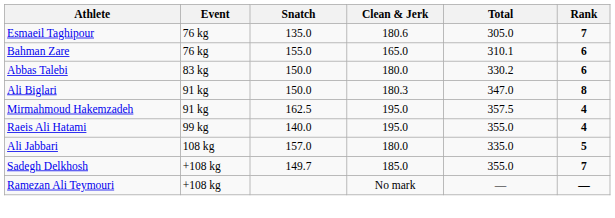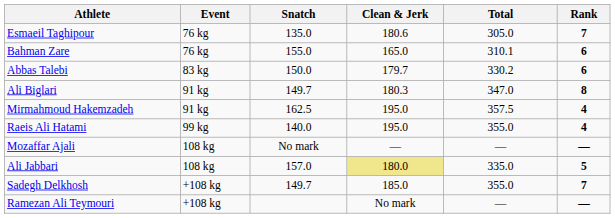(395, 71) 180.0 -> (395, 71) 179.7
(299, 90) 150.0 -> (299, 90) 149.7
+ row: (41, 147)
(395, 147) no background -> (395, 166) khaki background
